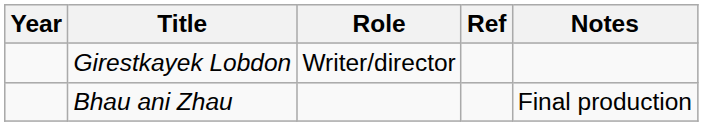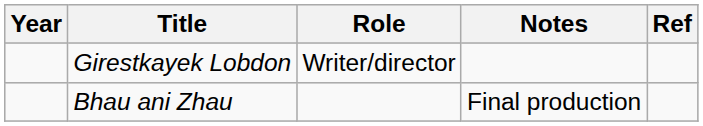columns swapped: (605, 23) <-> (487, 23)
